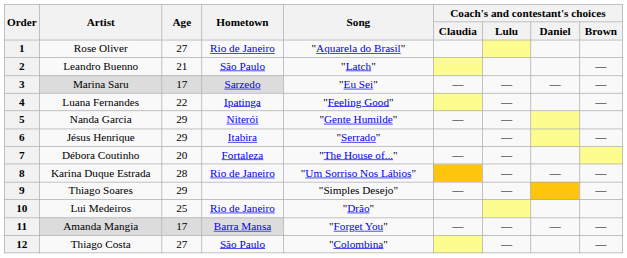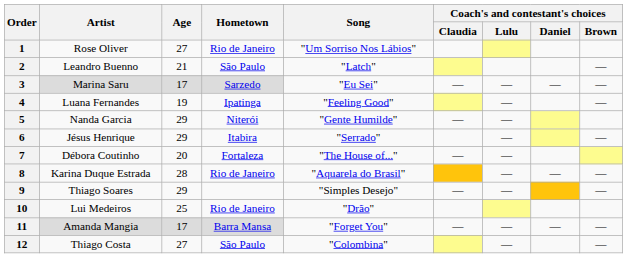(358, 48) "Aquarela do Brasil" -> (358, 48) "Um Sorriso Nos Lábios"
(182, 102) 22 -> (182, 102) 19
(358, 173) "Um Sorriso Nos Lábios" -> (358, 173) "Aquarela do Brasil"
